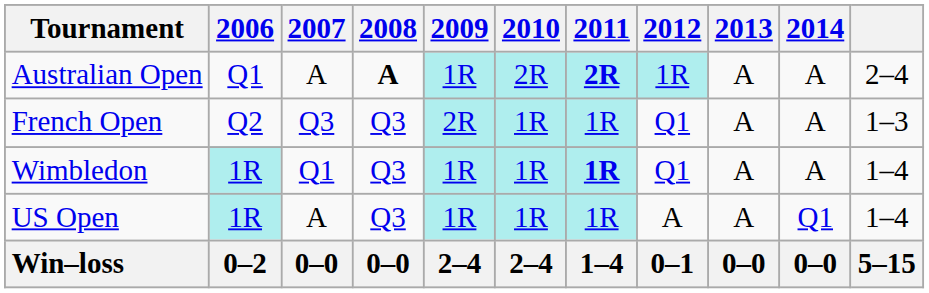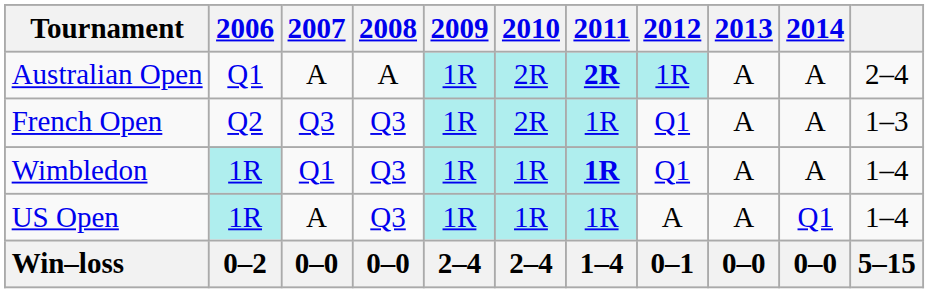(388, 74) bold -> (388, 74) normal
(459, 121) 2R -> (459, 121) 1R
(531, 121) 1R -> (531, 121) 2R
